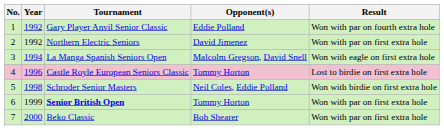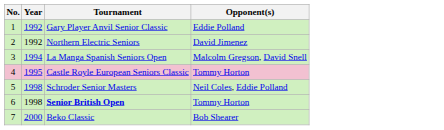- column: (374, 12)
(33, 72) 1996 -> (33, 72) 1995
(33, 102) 1999 -> (33, 102) 1998
